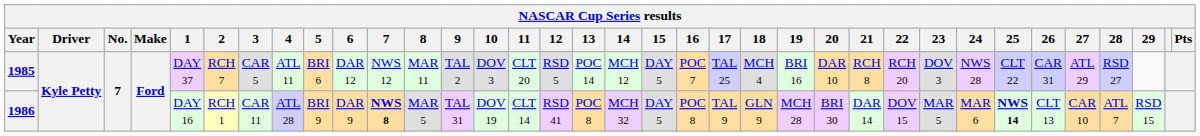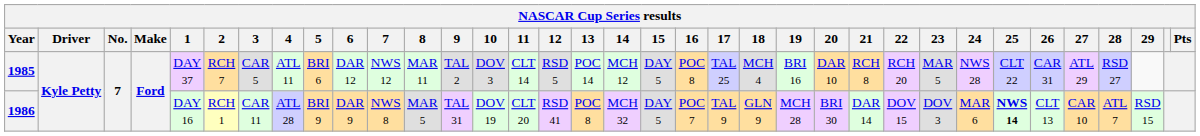(524, 70) CLT 20 -> (523, 70) CLT 14
(693, 70) POC 7 -> (692, 70) POC 8
(938, 70) DOV 3 -> (938, 70) MAR 5
(386, 111) bold -> (386, 110) normal
(524, 110) CLT 14 -> (523, 110) CLT 20
(693, 110) POC 8 -> (692, 110) POC 7
(938, 110) MAR 5 -> (938, 110) DOV 3
